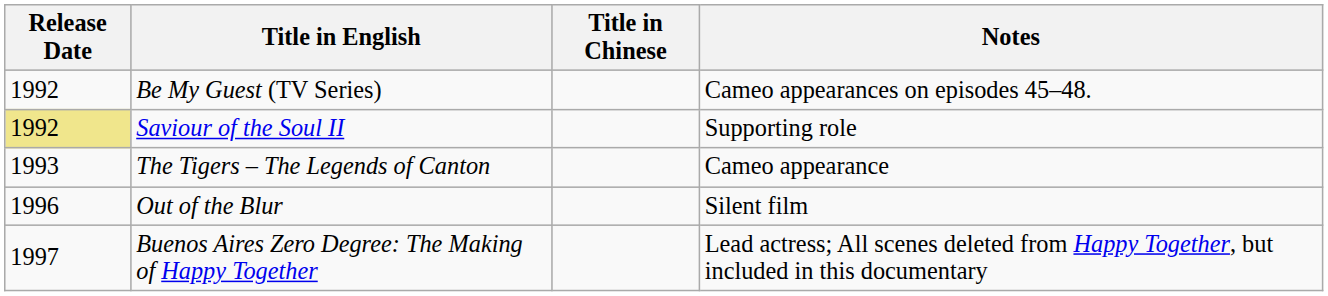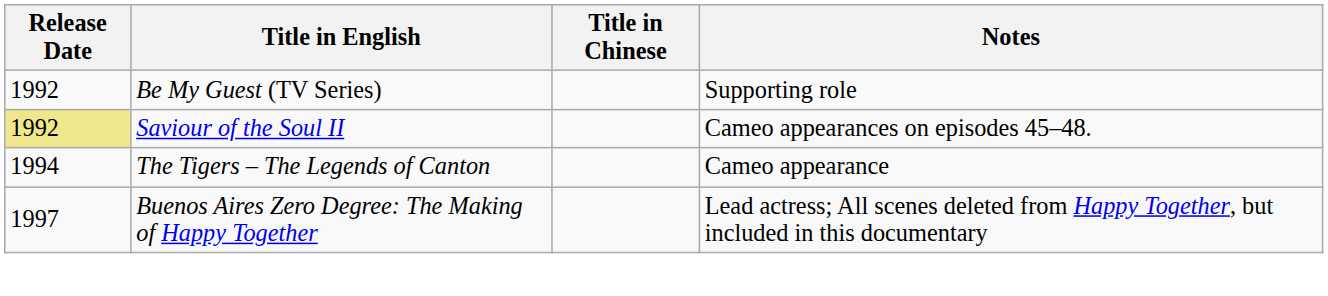(898, 89) Cameo appearances on episodes 45–48. -> (781, 89) Supporting role
(781, 128) Supporting role -> (898, 128) Cameo appearances on episodes 45–48.
(35, 166) 1993 -> (35, 166) 1994
- row: (210, 205)
